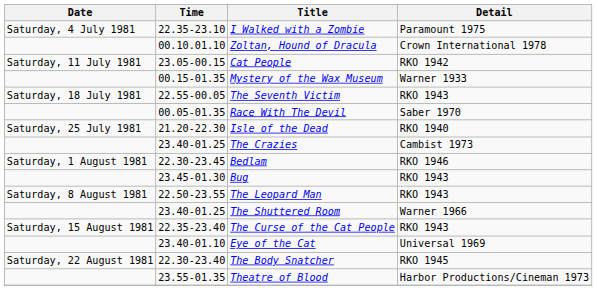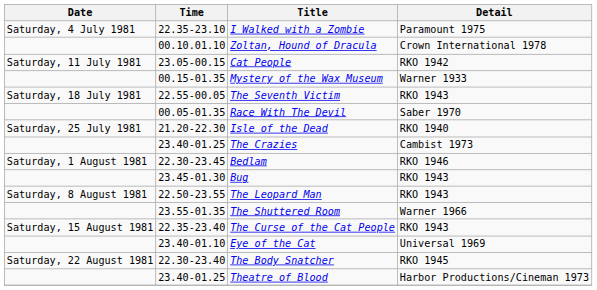(192, 211) 23.40-01.25 -> (192, 211) 23.55-01.35
(192, 277) 23.55-01.35 -> (192, 277) 23.40-01.25
